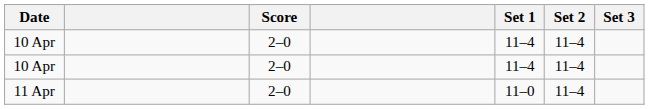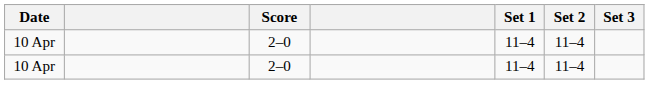- row: (34, 92)
